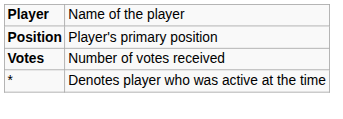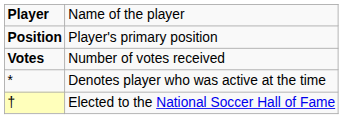+ row: (11, 102)
